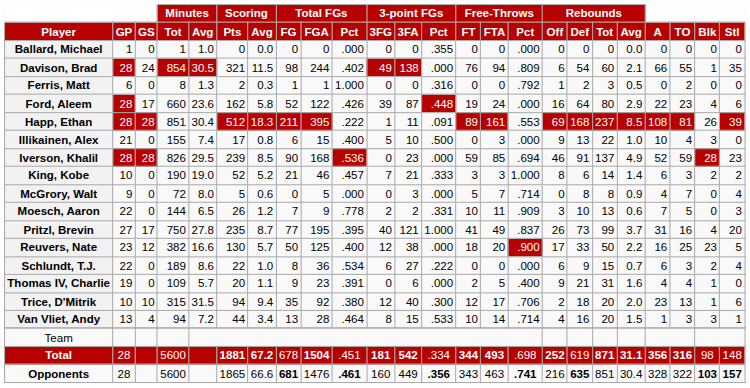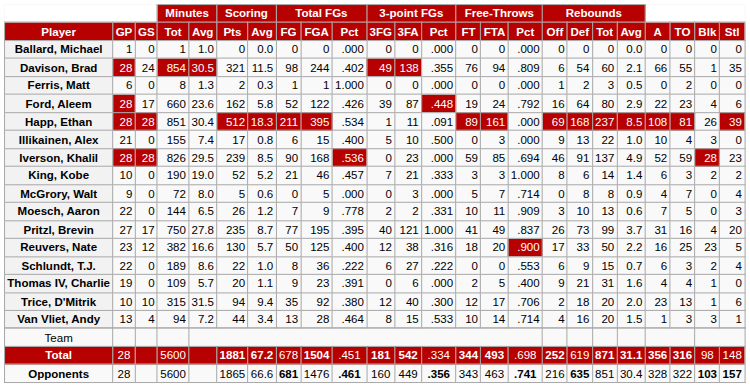(442, 50) .355 -> (442, 50) .000
(442, 68) .000 -> (442, 68) .355
(442, 86) .316 -> (442, 86) .000
(528, 86) .792 -> (528, 86) .000
(528, 104) .000 -> (528, 104) .792
(353, 122) .222 -> (353, 122) .534
(528, 122) .553 -> (528, 122) .000
(442, 248) .000 -> (442, 248) .316
(353, 266) .534 -> (353, 266) .222
(528, 266) .000 -> (528, 266) .553
